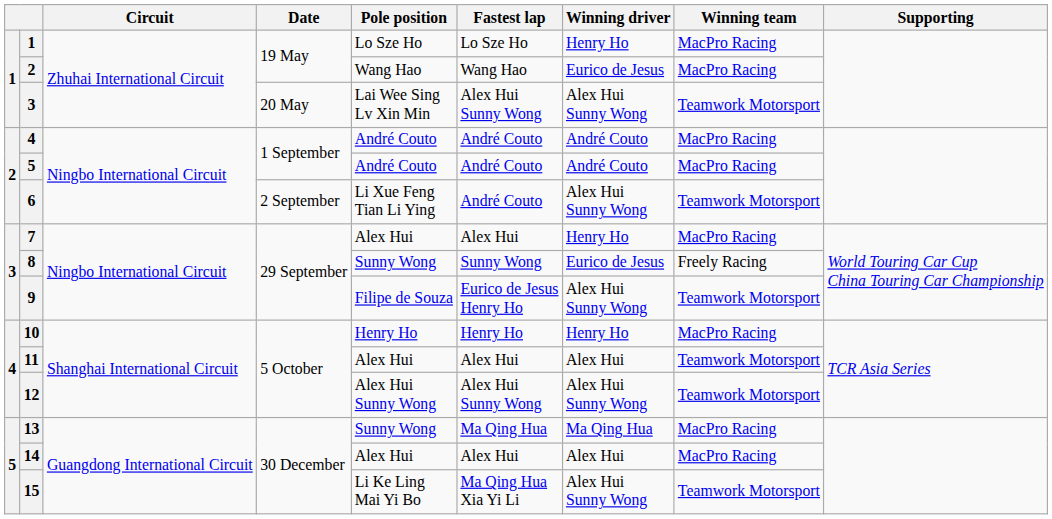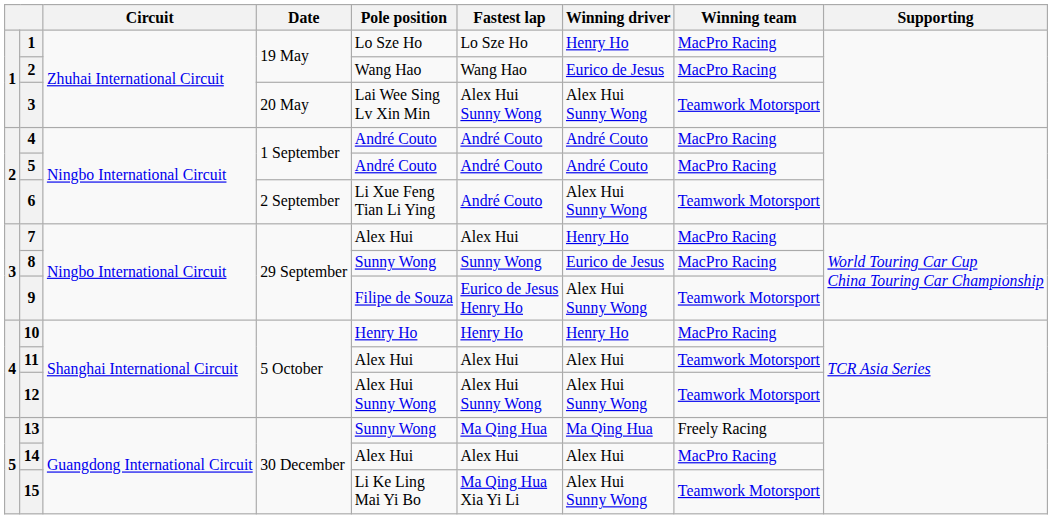(722, 262) Freely Racing -> (727, 262) MacPro Racing
(727, 429) MacPro Racing -> (722, 429) Freely Racing
